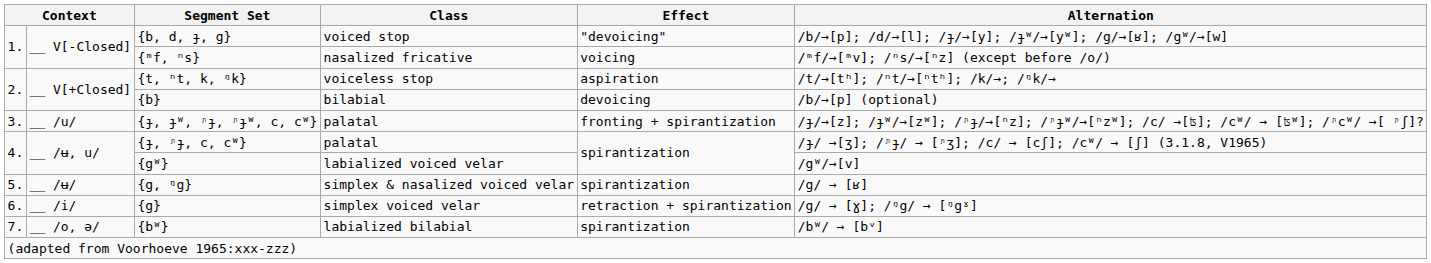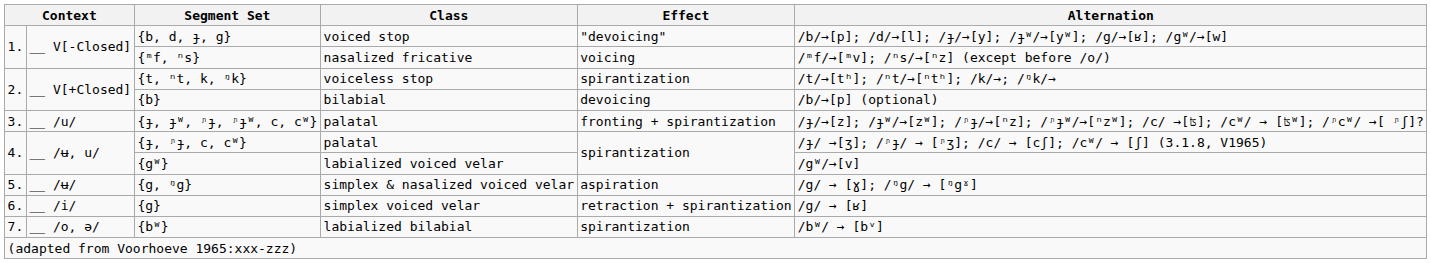(619, 79) aspiration -> (635, 79) spirantization
(635, 185) spirantization -> (619, 185) aspiration
(833, 185) /g/ → [ʁ] -> (888, 185) /g/ → [ɣ]; /ᵑg/ → [ᵑgˠ]
(888, 206) /g/ → [ɣ]; /ᵑg/ → [ᵑgˠ] -> (833, 206) /g/ → [ʁ]
